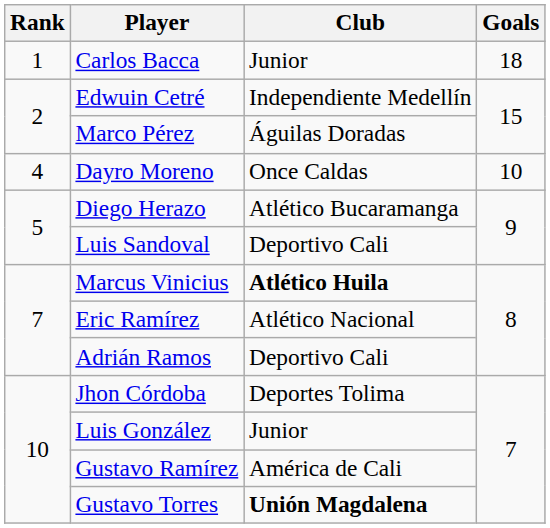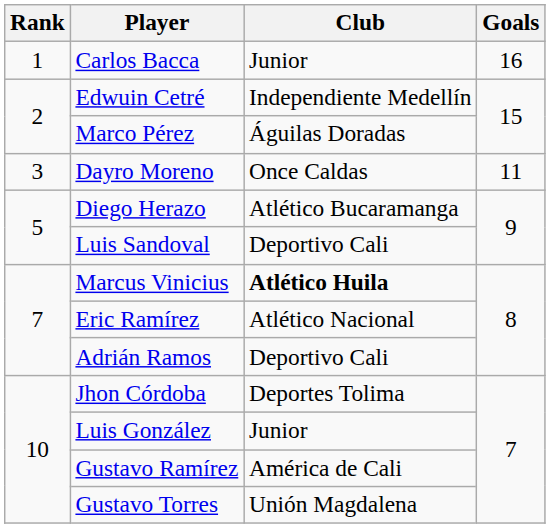(511, 60) 18 -> (511, 60) 16
(37, 171) 4 -> (37, 171) 3
(511, 171) 10 -> (511, 171) 11
(338, 504) bold -> (333, 504) normal
